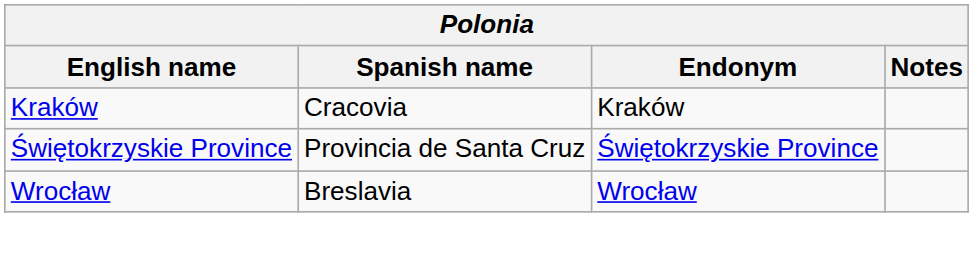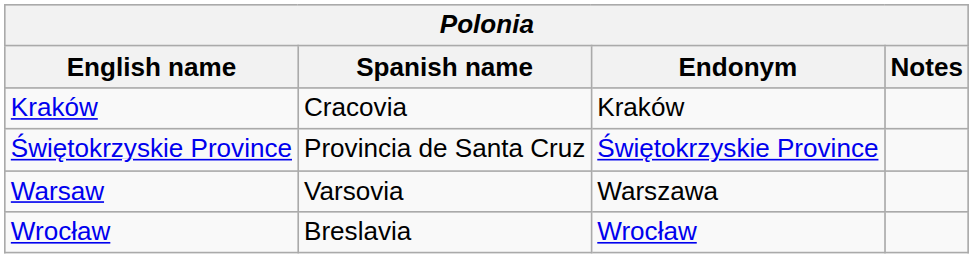+ row: (57, 190)
